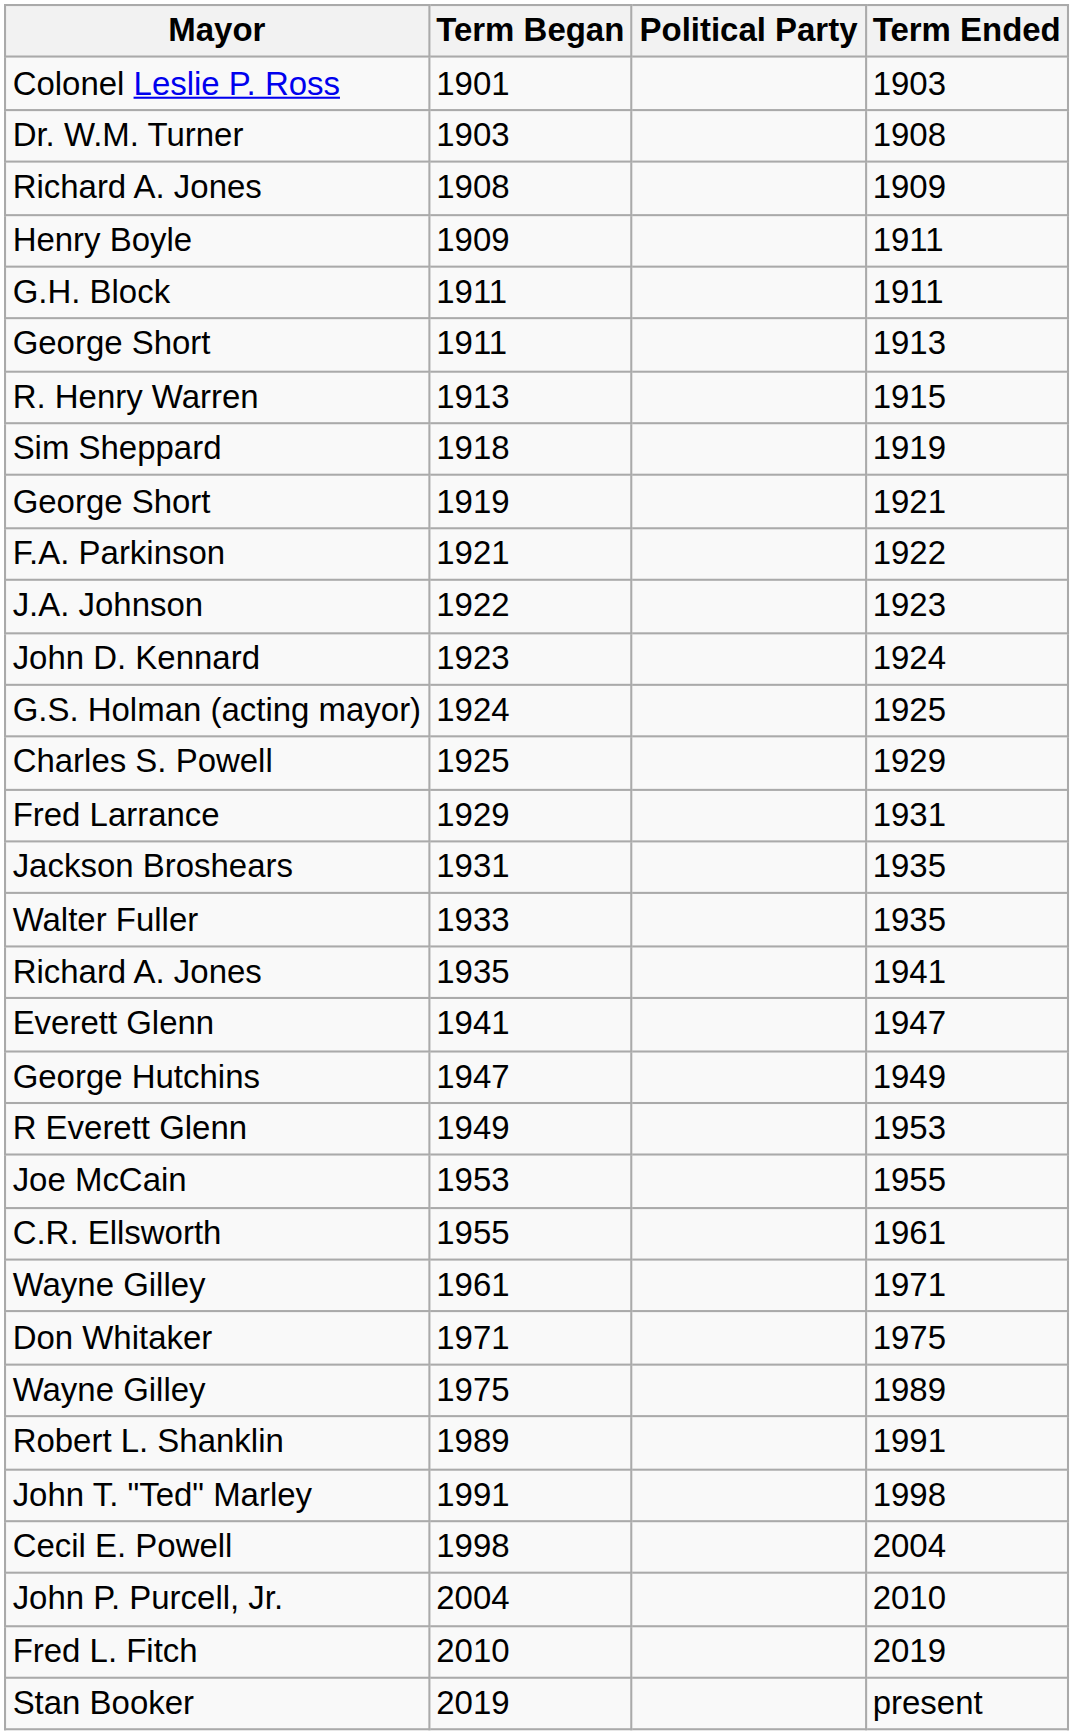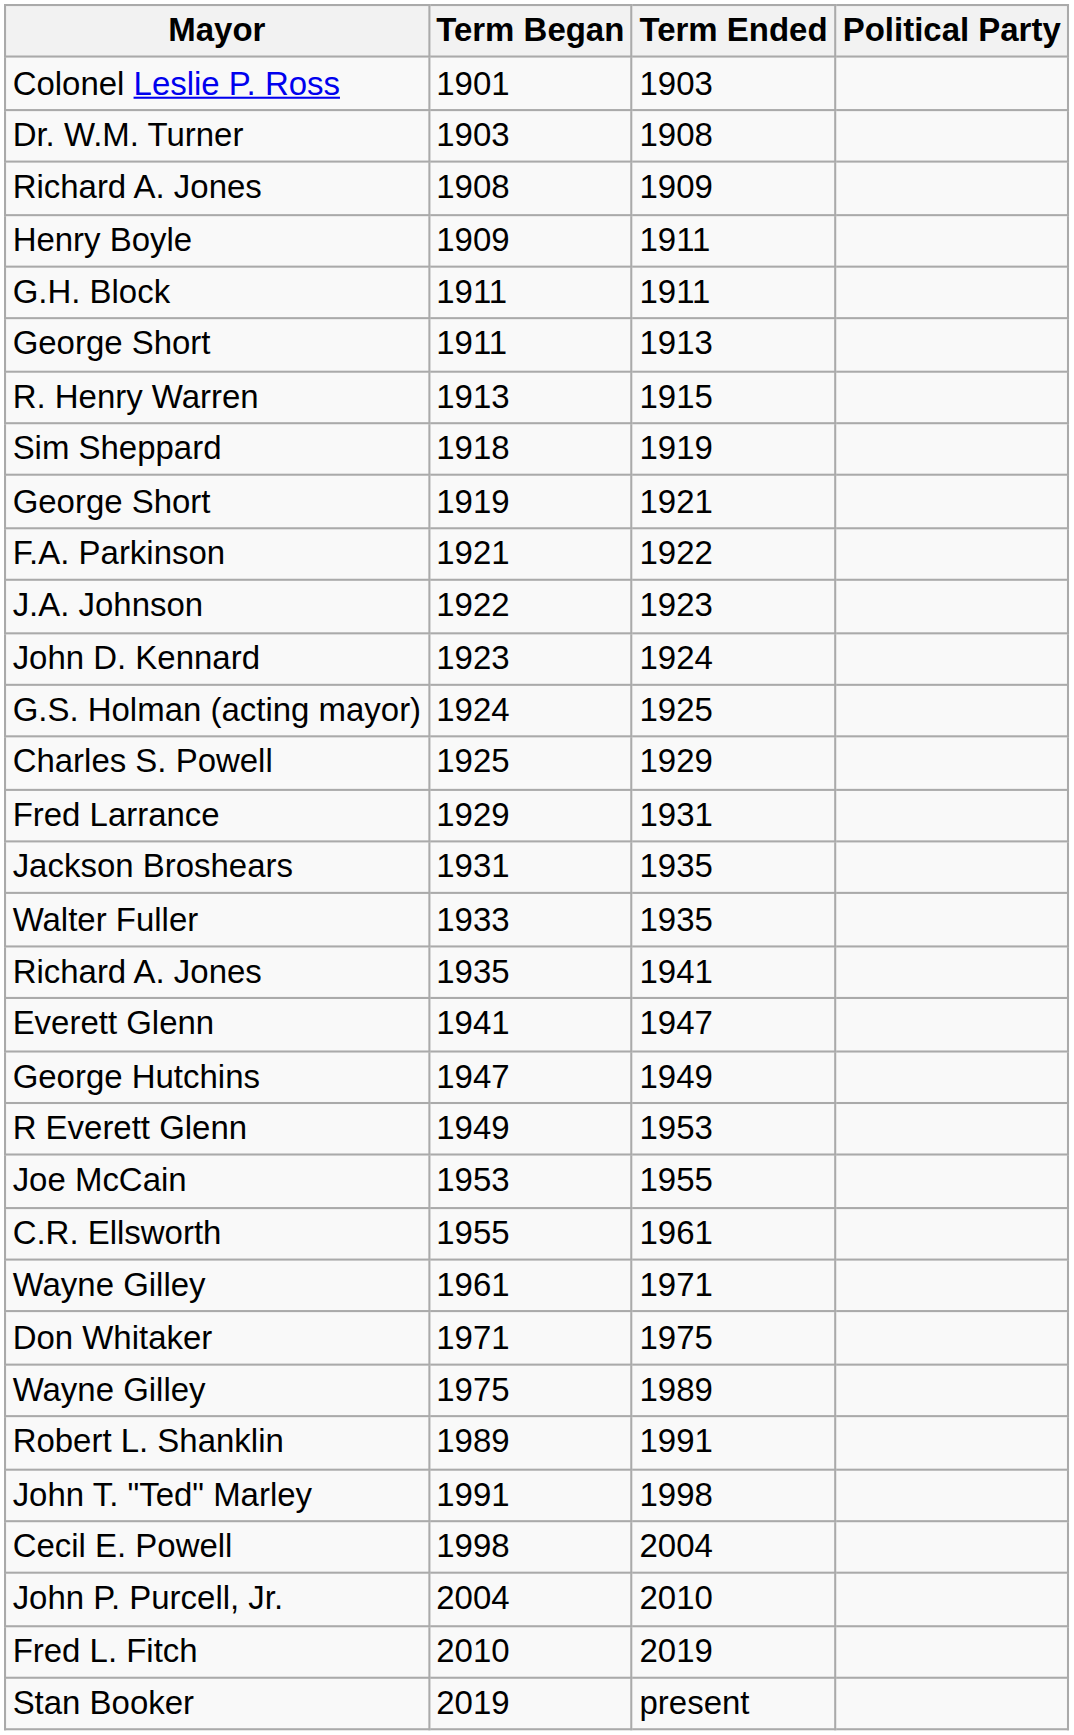columns swapped: (967, 30) <-> (749, 30)
